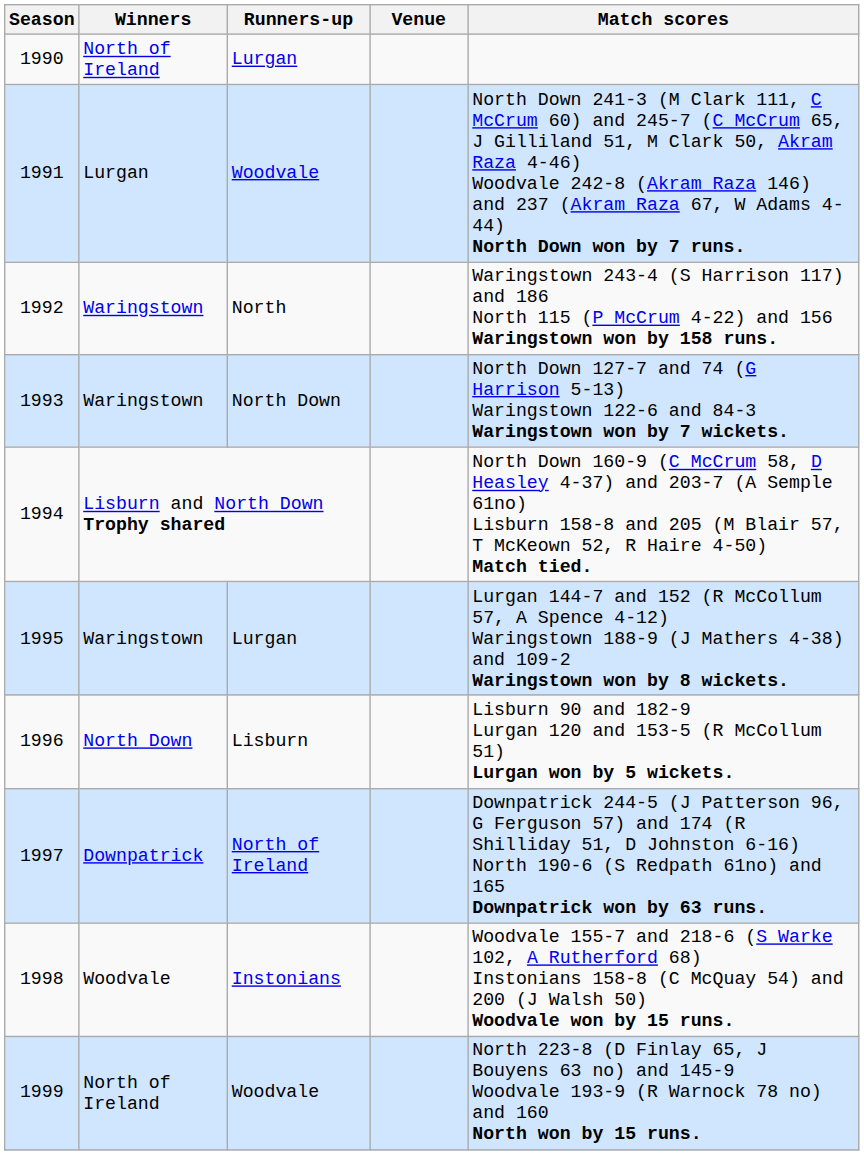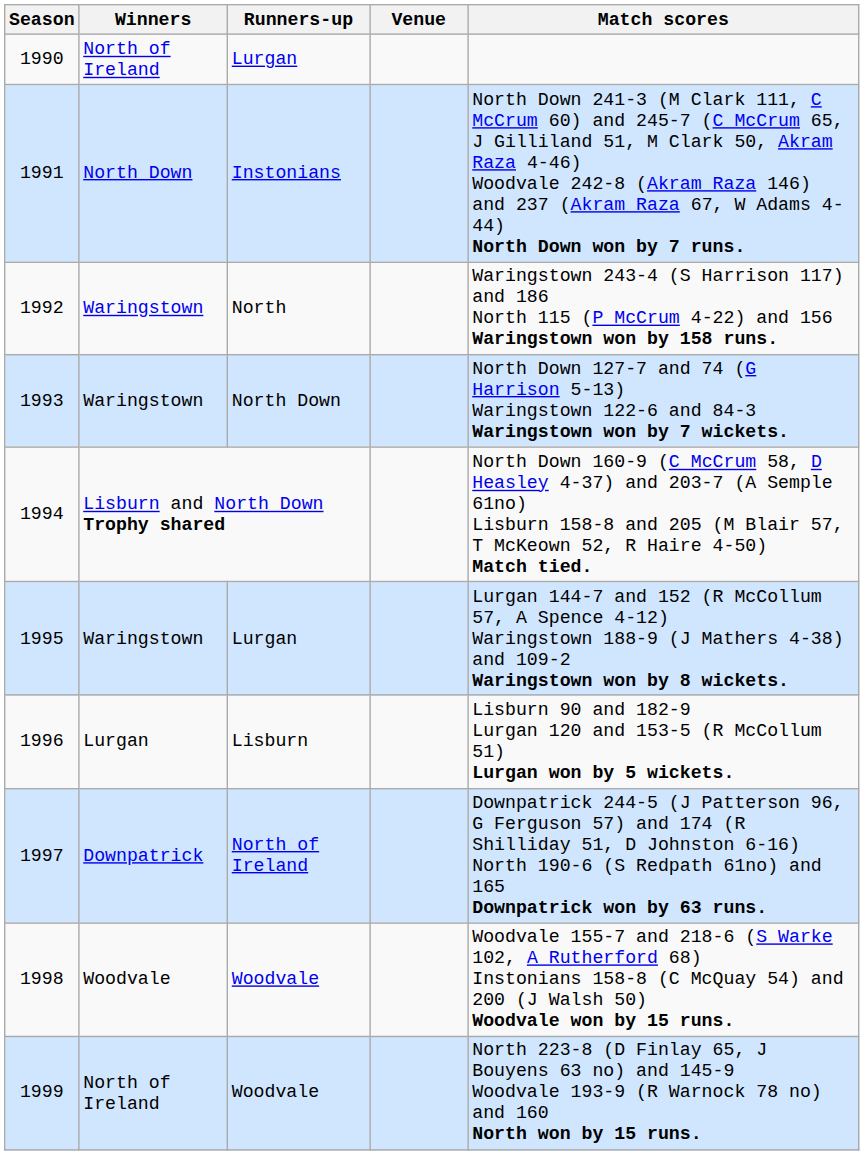(116, 173) Lurgan -> (138, 173) North Down
(275, 173) Woodvale -> (286, 173) Instonians
(138, 742) North Down -> (116, 742) Lurgan
(286, 979) Instonians -> (275, 979) Woodvale
